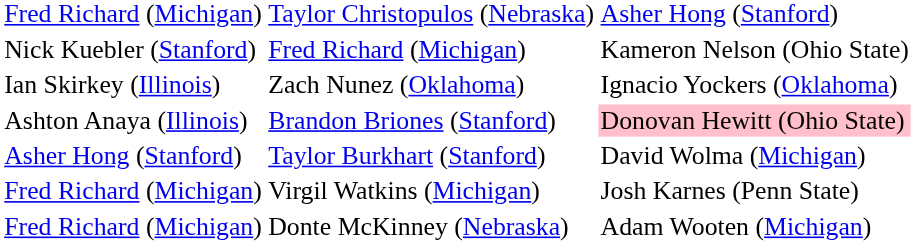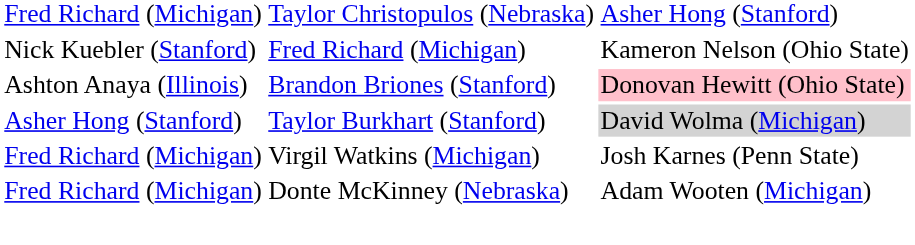- row: (396, 84)
(733, 155) no background -> (733, 120) lightgrey background
